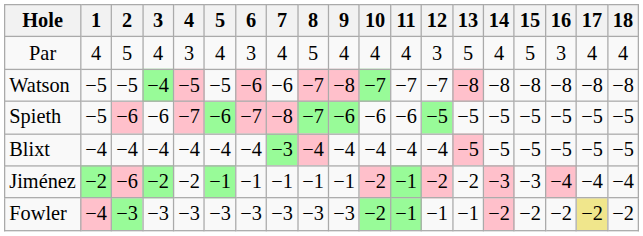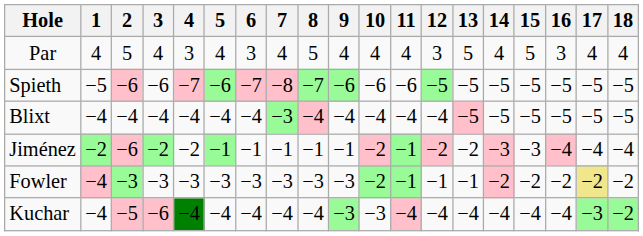- row: (40, 85)
+ row: (39, 213)
